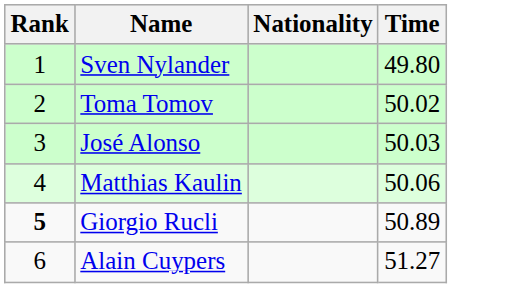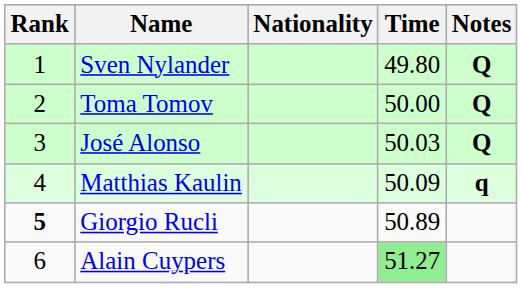+ column: (482, 24)
(412, 103) 50.02 -> (412, 103) 50.00
(412, 182) 50.06 -> (412, 182) 50.09
(412, 261) no background -> (412, 261) lightgreen background
